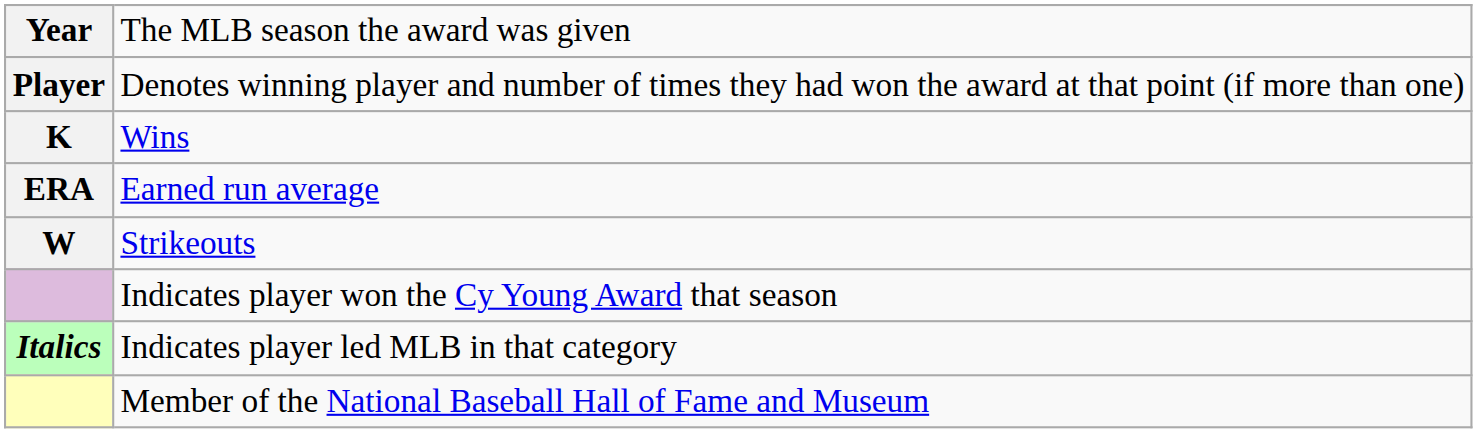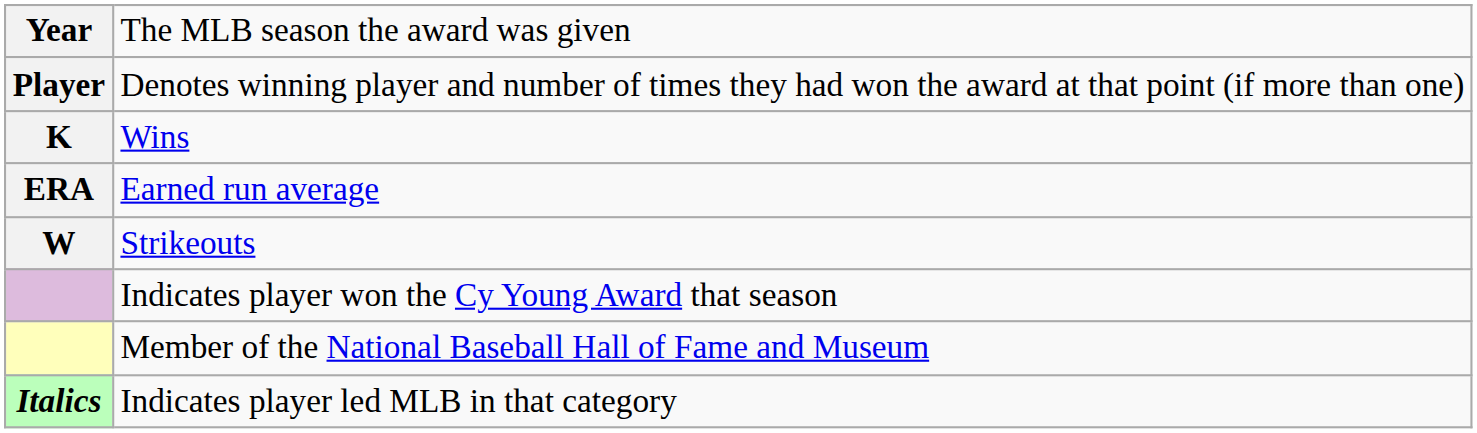rows swapped: (399, 347) <-> (525, 400)
